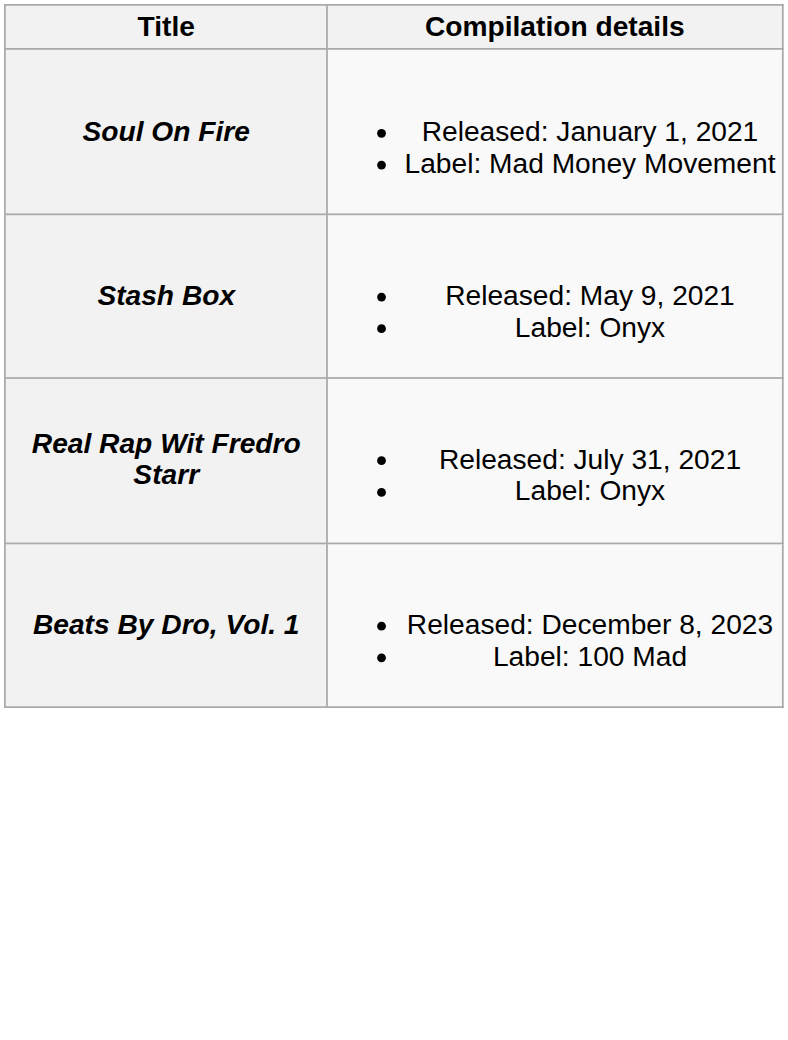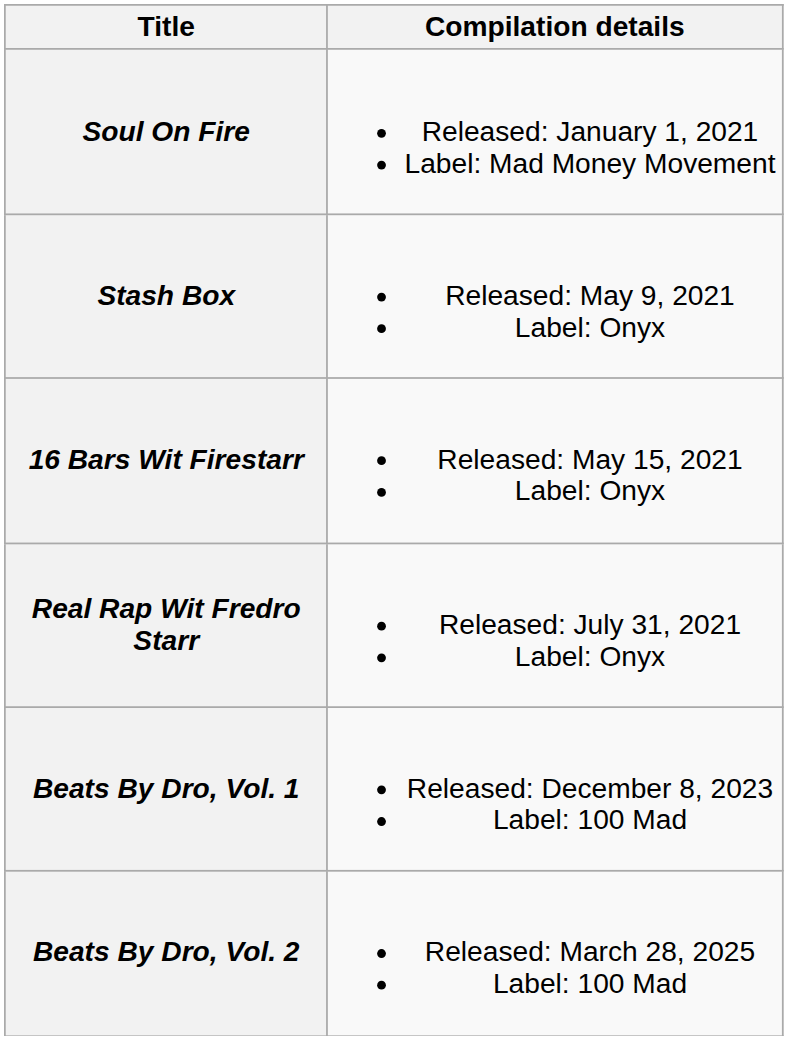+ row: (166, 460)
+ row: (166, 953)
